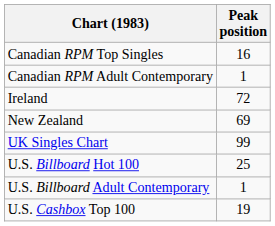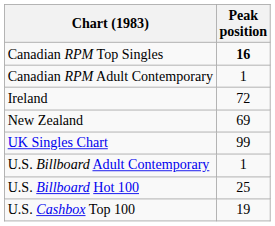(243, 53) normal -> (243, 53) bold
rows swapped: (73, 165) <-> (109, 187)
